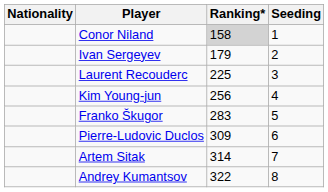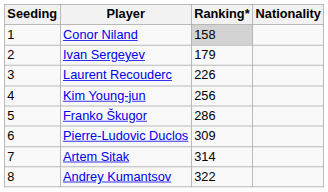columns swapped: (40, 14) <-> (296, 14)
(220, 75) 225 -> (205, 75) 226
(220, 116) 283 -> (205, 116) 286
